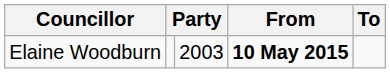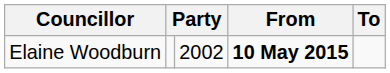(201, 51) 2003 -> (201, 51) 2002
